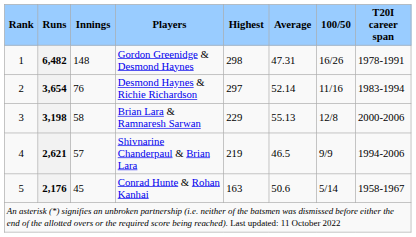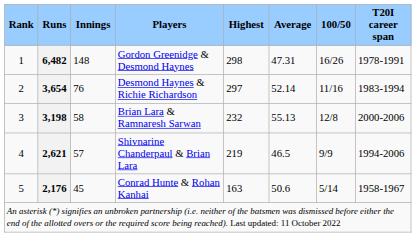(234, 118) 229 -> (234, 118) 232
